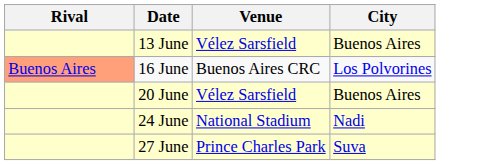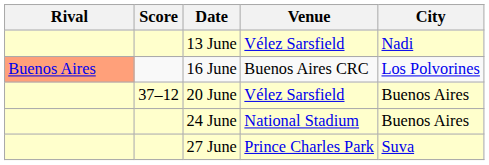+ column: (159, 17)
(377, 43) Buenos Aires -> (397, 43) Nadi
(349, 120) Nadi -> (425, 120) Buenos Aires
